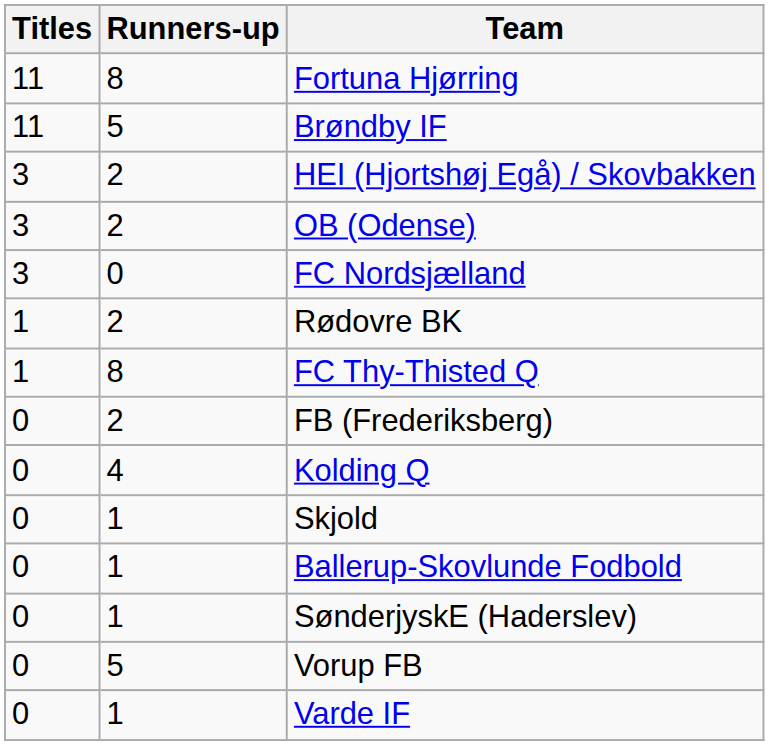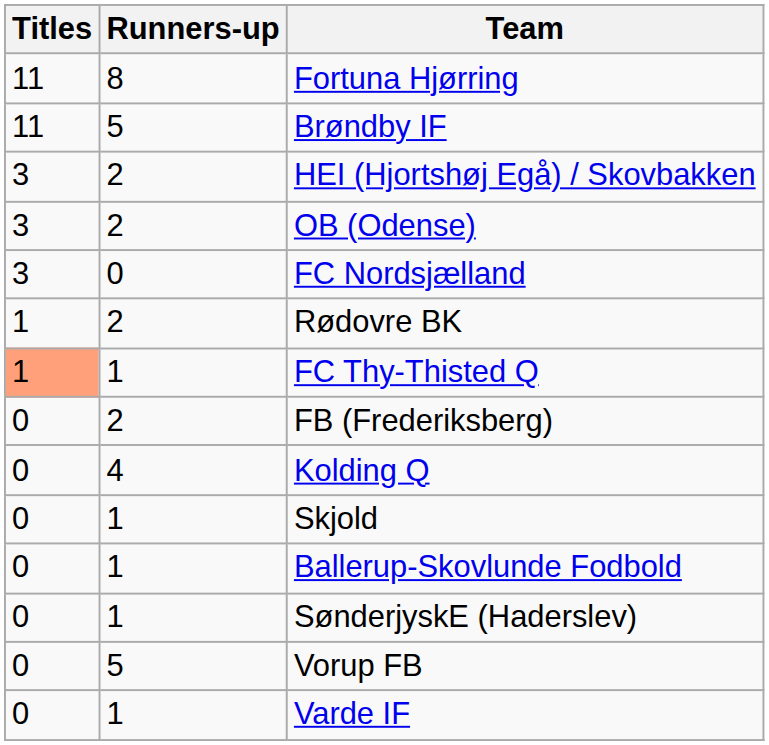(21, 371) no background -> (21, 371) lightsalmon background
(115, 371) 8 -> (115, 371) 1
